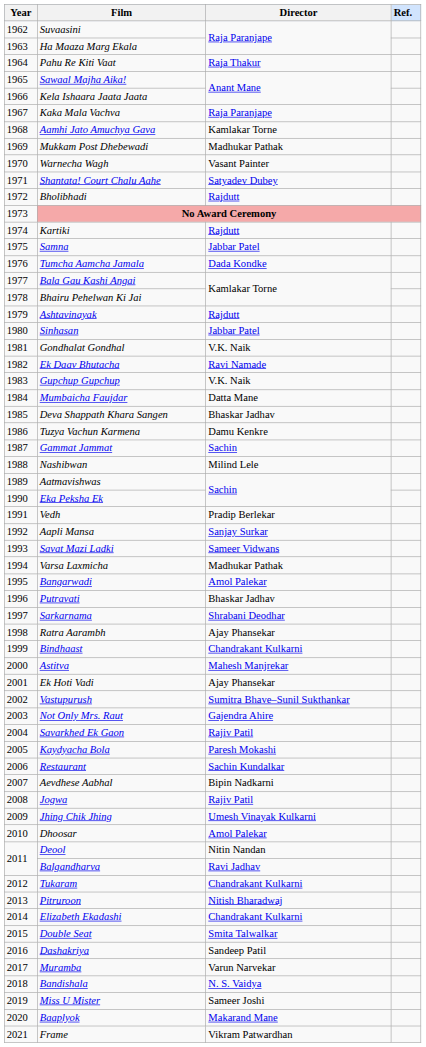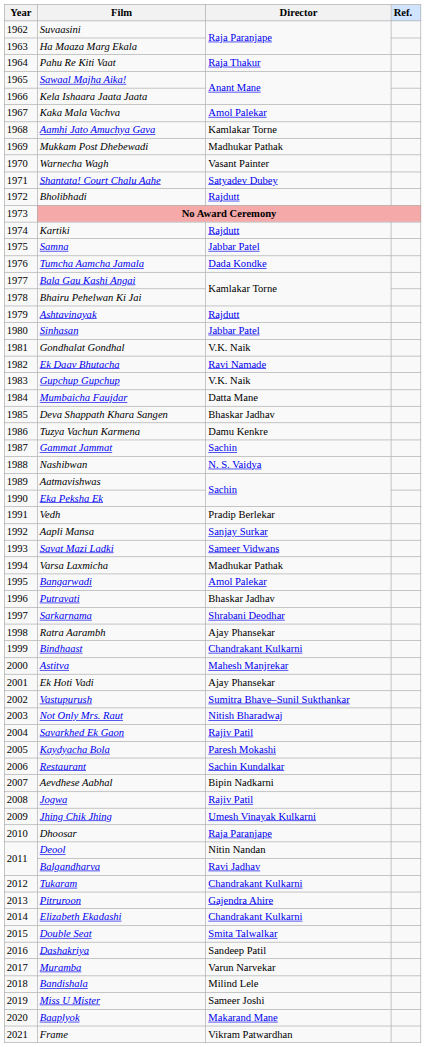(240, 113) Raja Paranjape -> (237, 113) Amol Palekar
(233, 465) Milind Lele -> (235, 465) N. S. Vaidya
(241, 716) Gajendra Ahire -> (245, 716) Nitish Bharadwaj
(237, 833) Amol Palekar -> (240, 833) Raja Paranjape
(245, 900) Nitish Bharadwaj -> (241, 900) Gajendra Ahire
(235, 984) N. S. Vaidya -> (233, 984) Milind Lele
